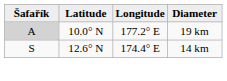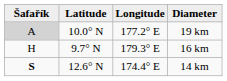+ row: (195, 48)
(32, 48) normal -> (32, 66) bold
